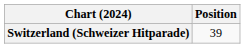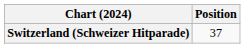(216, 33) 39 -> (216, 33) 37
